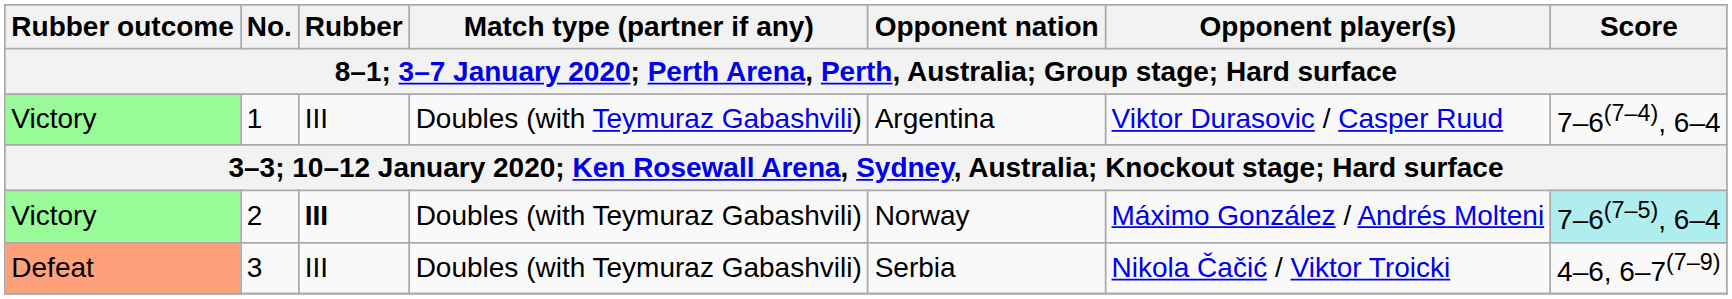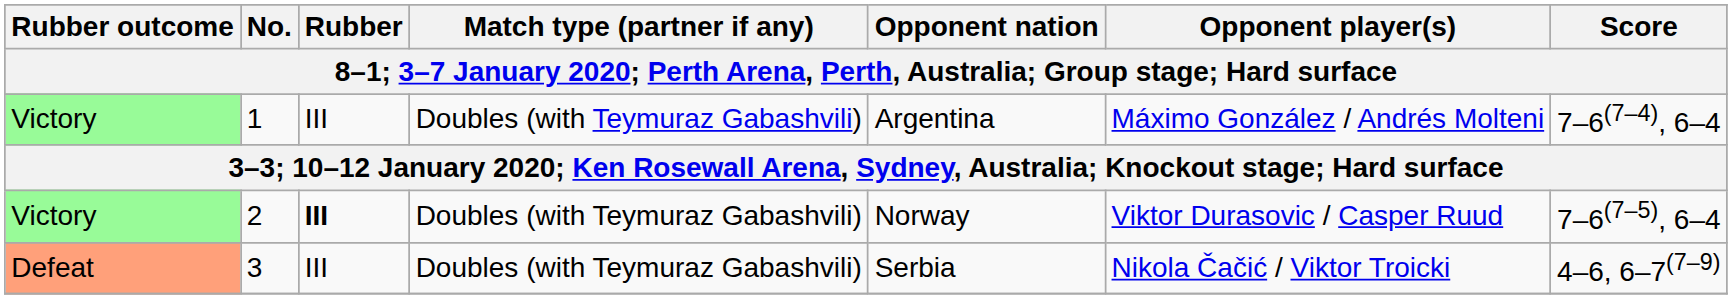(1307, 119) Viktor Durasovic / Casper Ruud -> (1328, 119) Máximo González / Andrés Molteni
(1328, 215) Máximo González / Andrés Molteni -> (1307, 215) Viktor Durasovic / Casper Ruud
(1639, 215) paleturquoise background -> (1639, 215) no background
